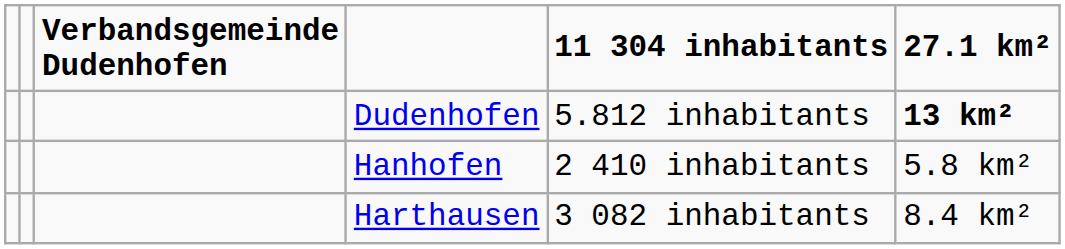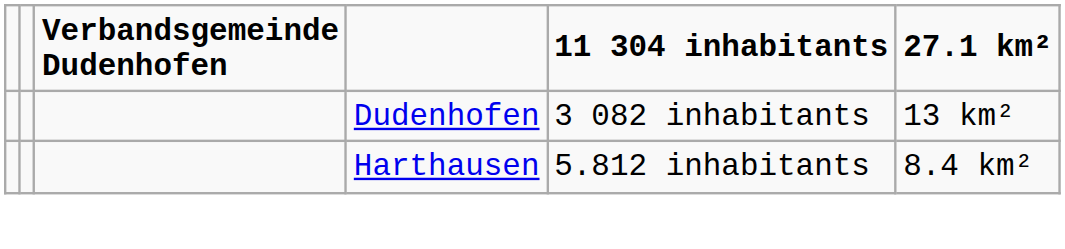(712, 117) 5.812 inhabitants -> (712, 117) 3 082 inhabitants
(959, 117) bold -> (959, 117) normal
- row: (428, 167)
(712, 217) 3 082 inhabitants -> (712, 167) 5.812 inhabitants
